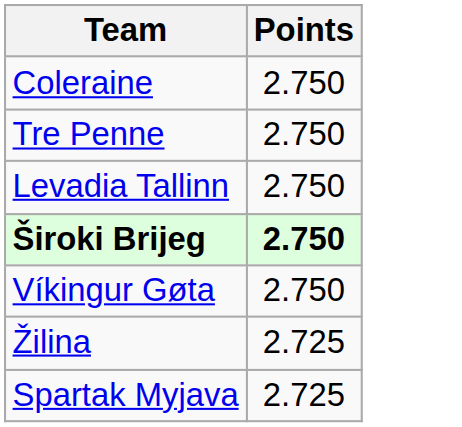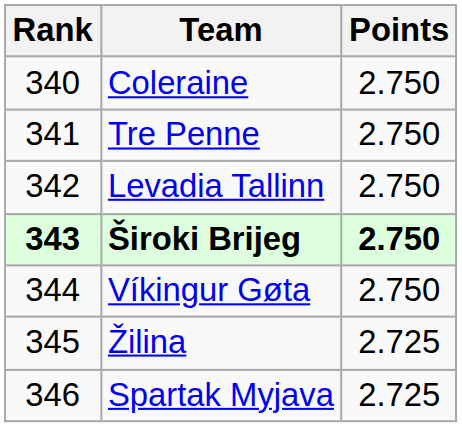+ column: (53, 30)
